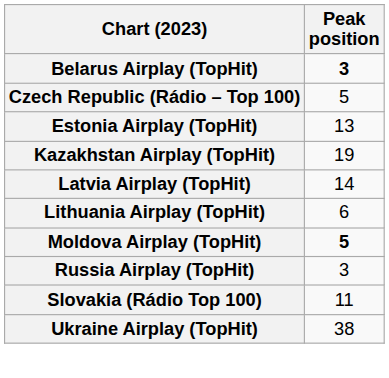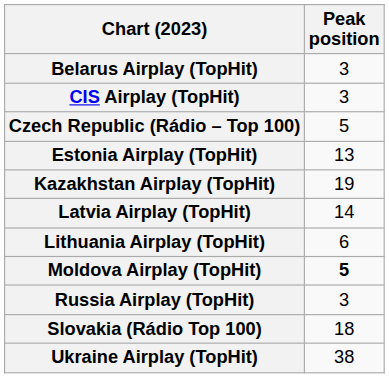(344, 68) bold -> (344, 68) normal
+ row: (155, 97)
(344, 299) 11 -> (344, 328) 18
